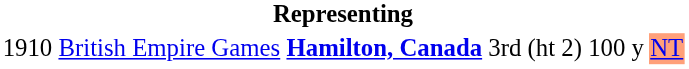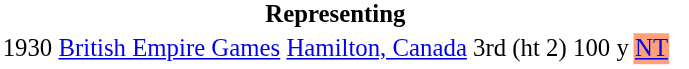(27, 48) 1910 -> (27, 48) 1930
(384, 48) bold -> (377, 48) normal
